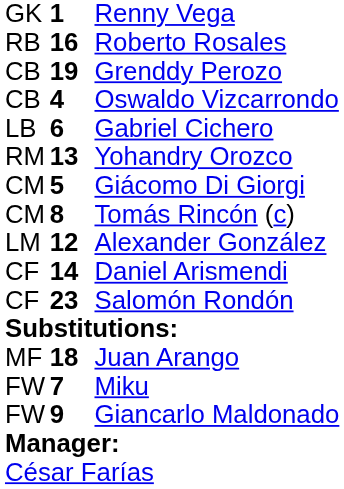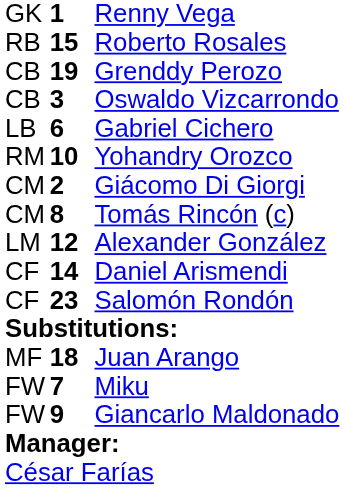(64, 42) 16 -> (64, 42) 15
(57, 99) 4 -> (57, 99) 3
(64, 157) 13 -> (64, 157) 10
(57, 185) 5 -> (57, 185) 2
